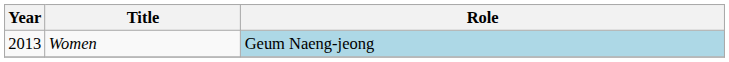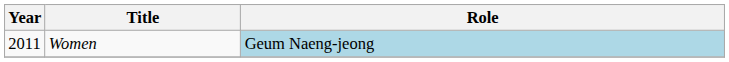(25, 43) 2013 -> (24, 43) 2011
